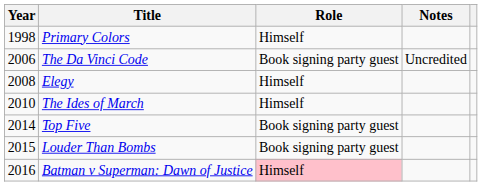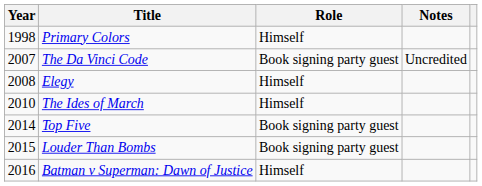(22, 59) 2006 -> (22, 59) 2007
(281, 170) pink background -> (281, 170) no background
